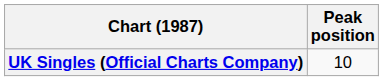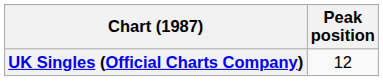(343, 62) 10 -> (343, 62) 12
